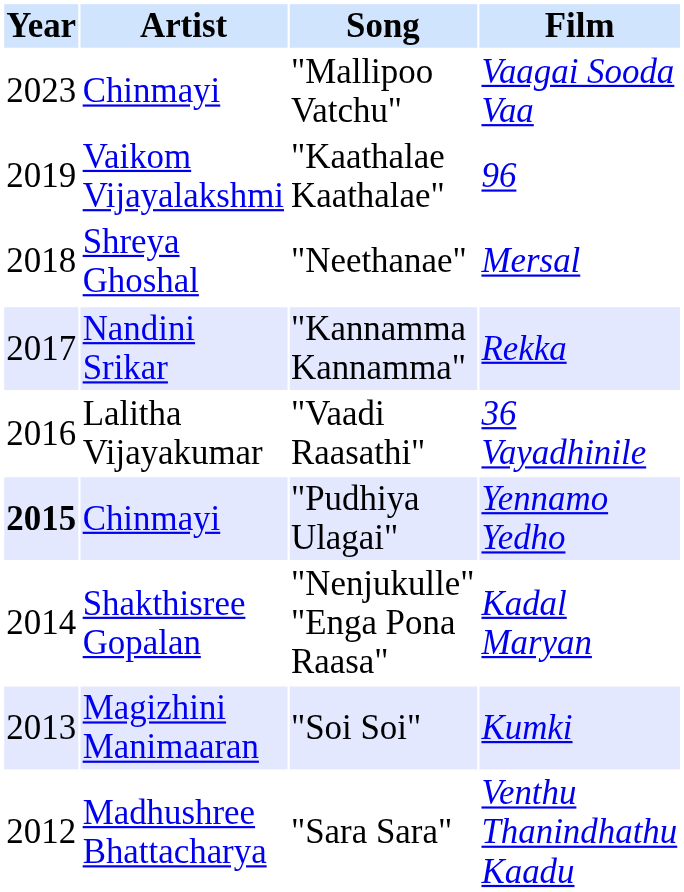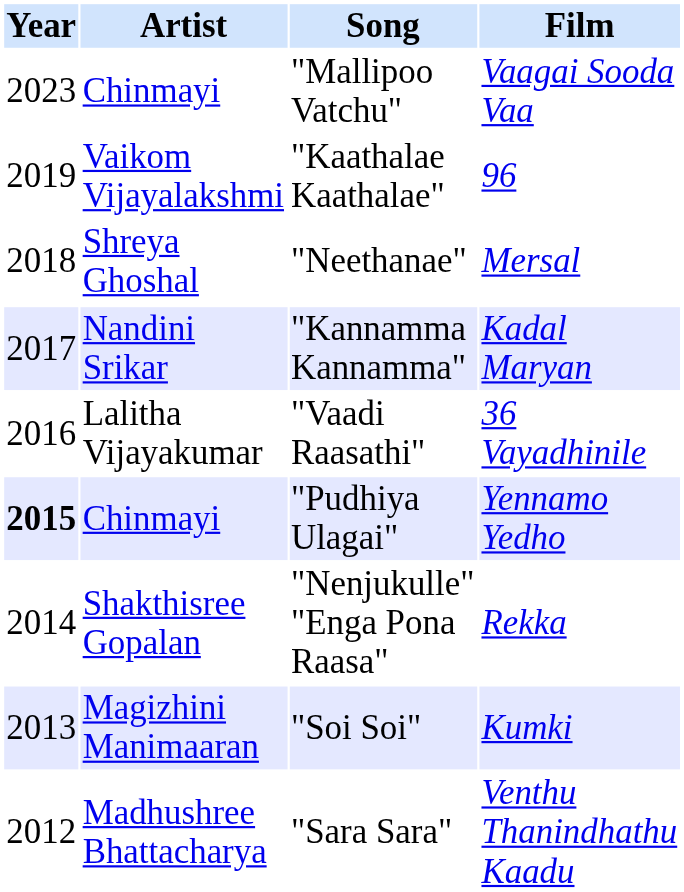(524, 348) Rekka -> (537, 348) Kadal Maryan
(537, 622) Kadal Maryan -> (524, 622) Rekka
